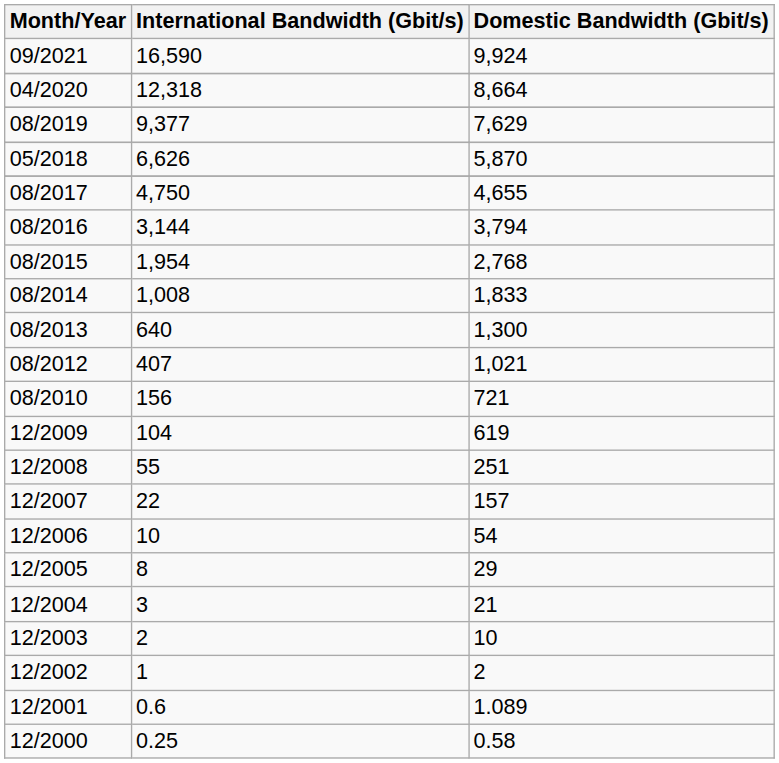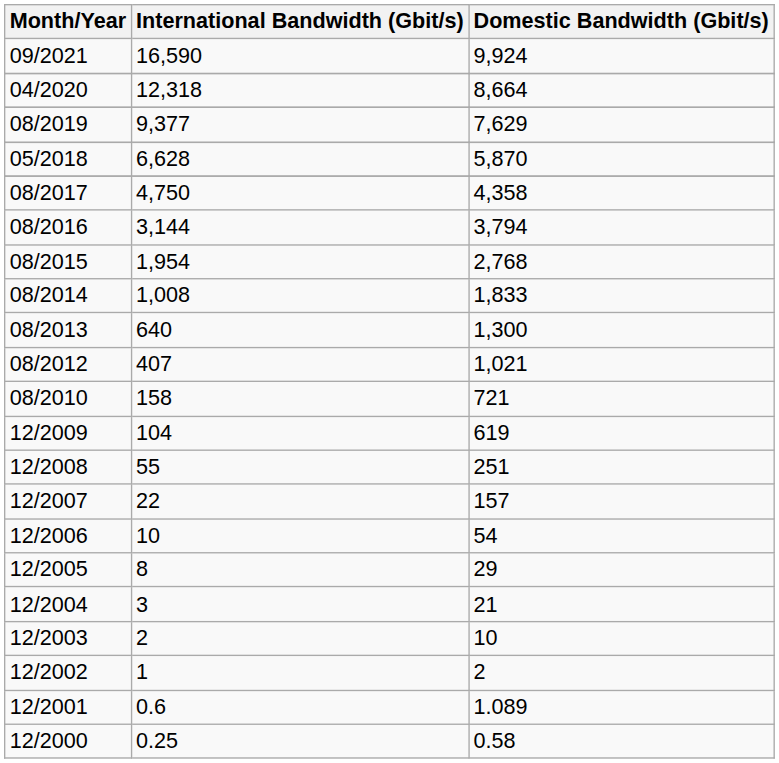(163, 158) 6,626 -> (163, 158) 6,628
(501, 192) 4,655 -> (501, 192) 4,358
(154, 398) 156 -> (154, 398) 158
